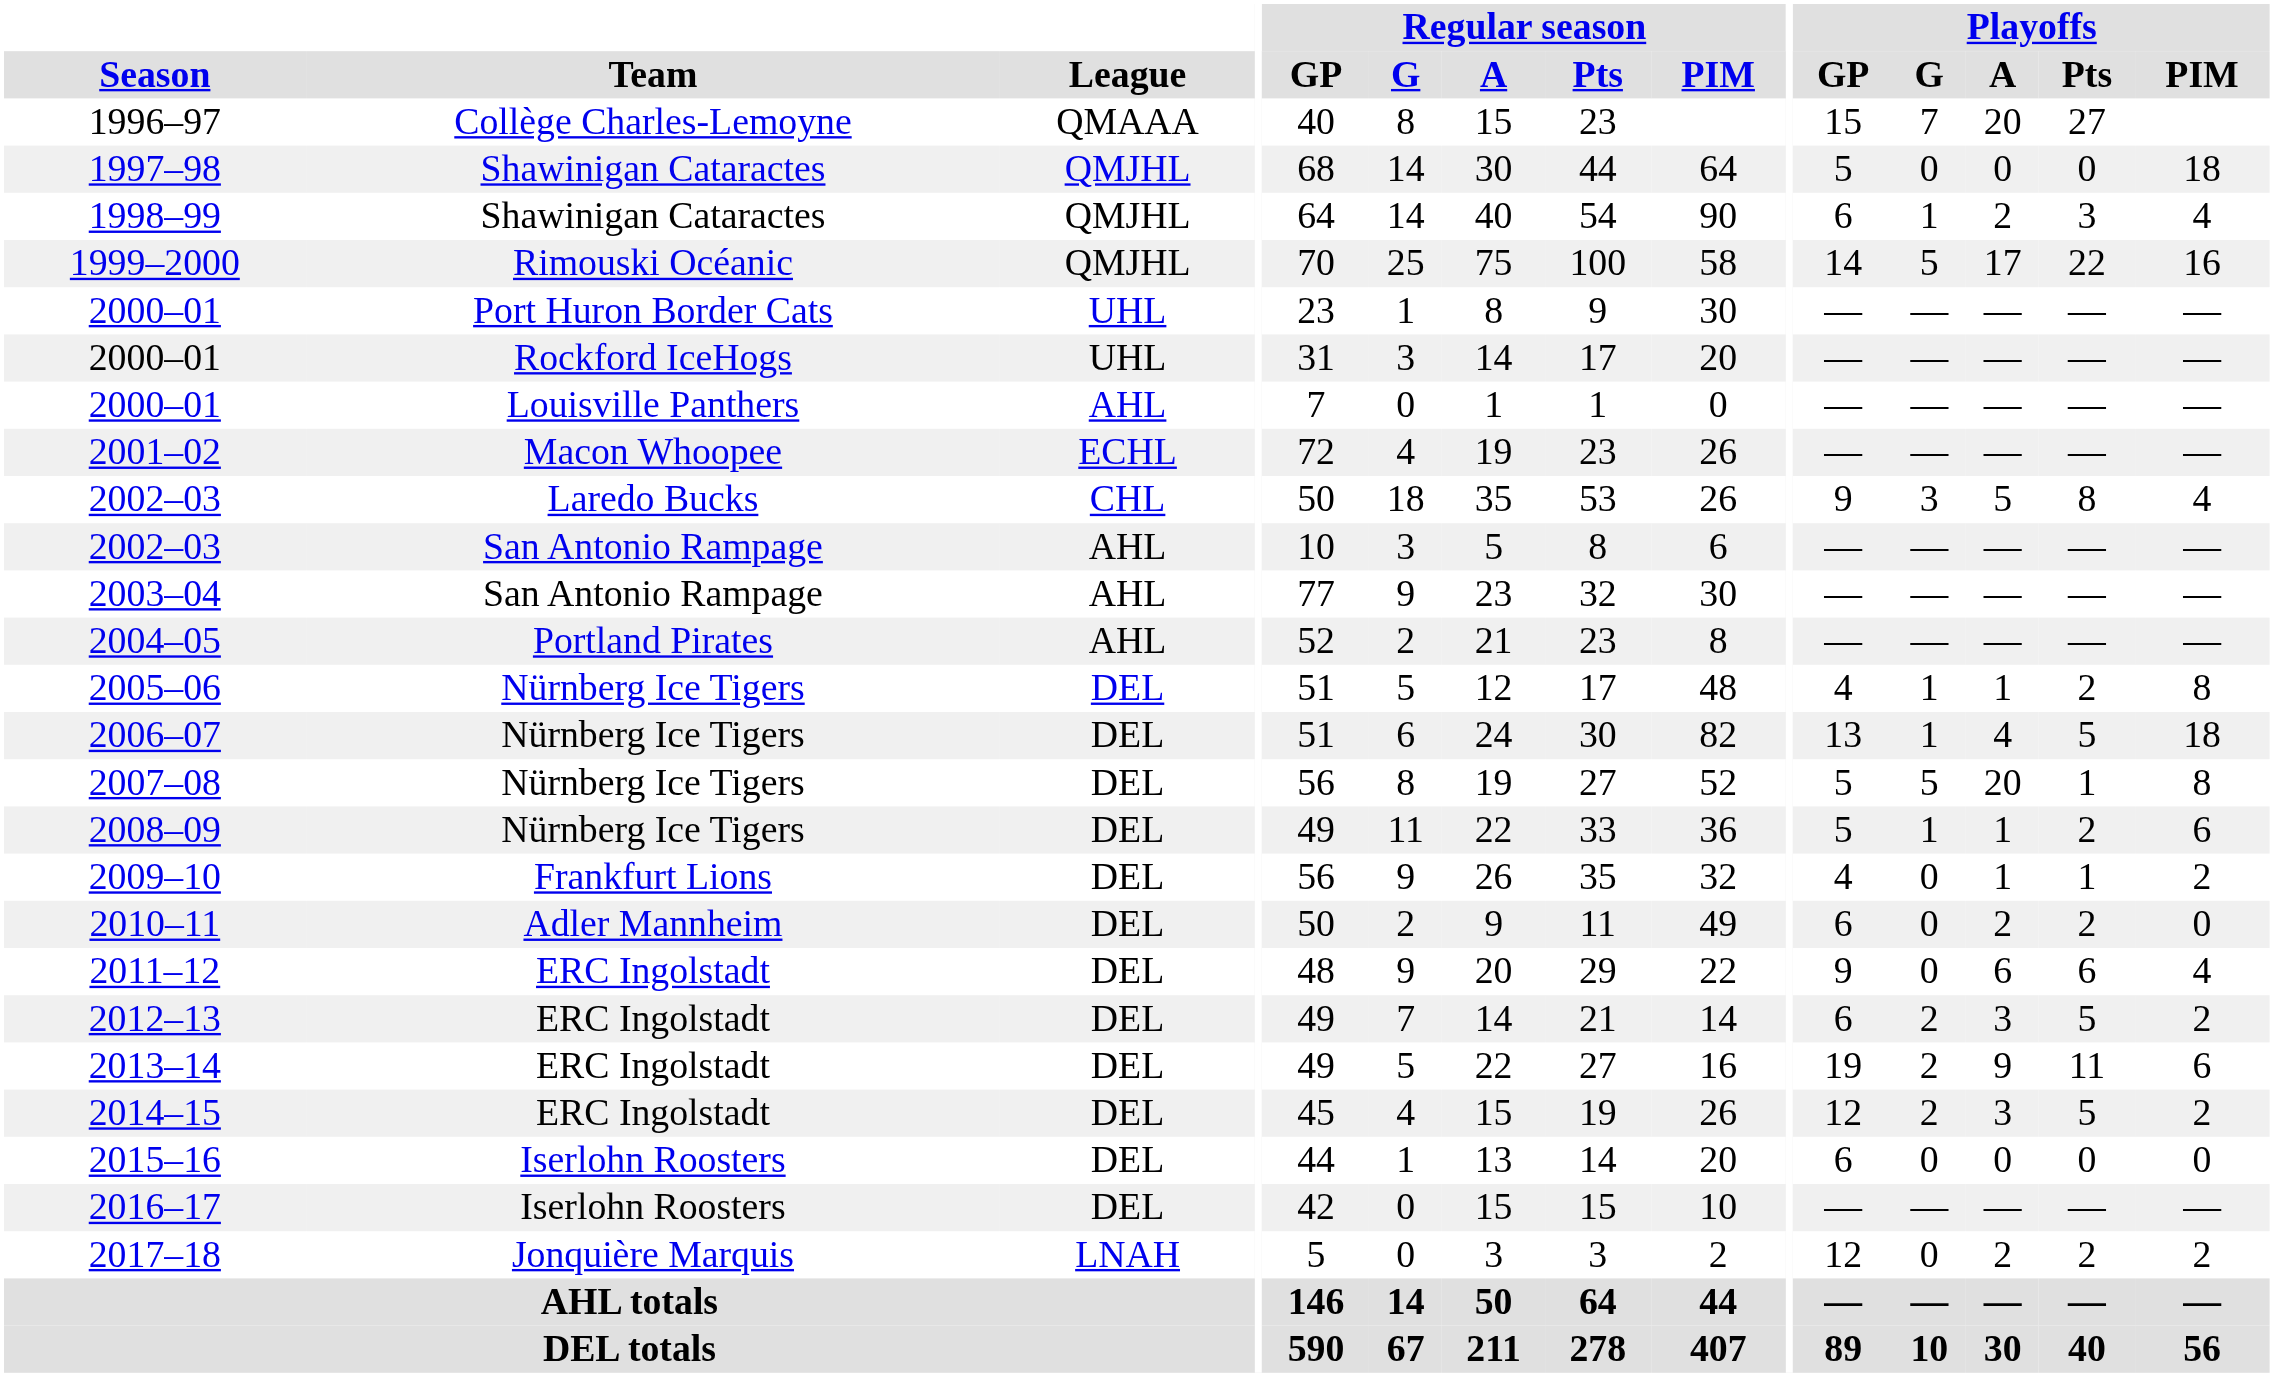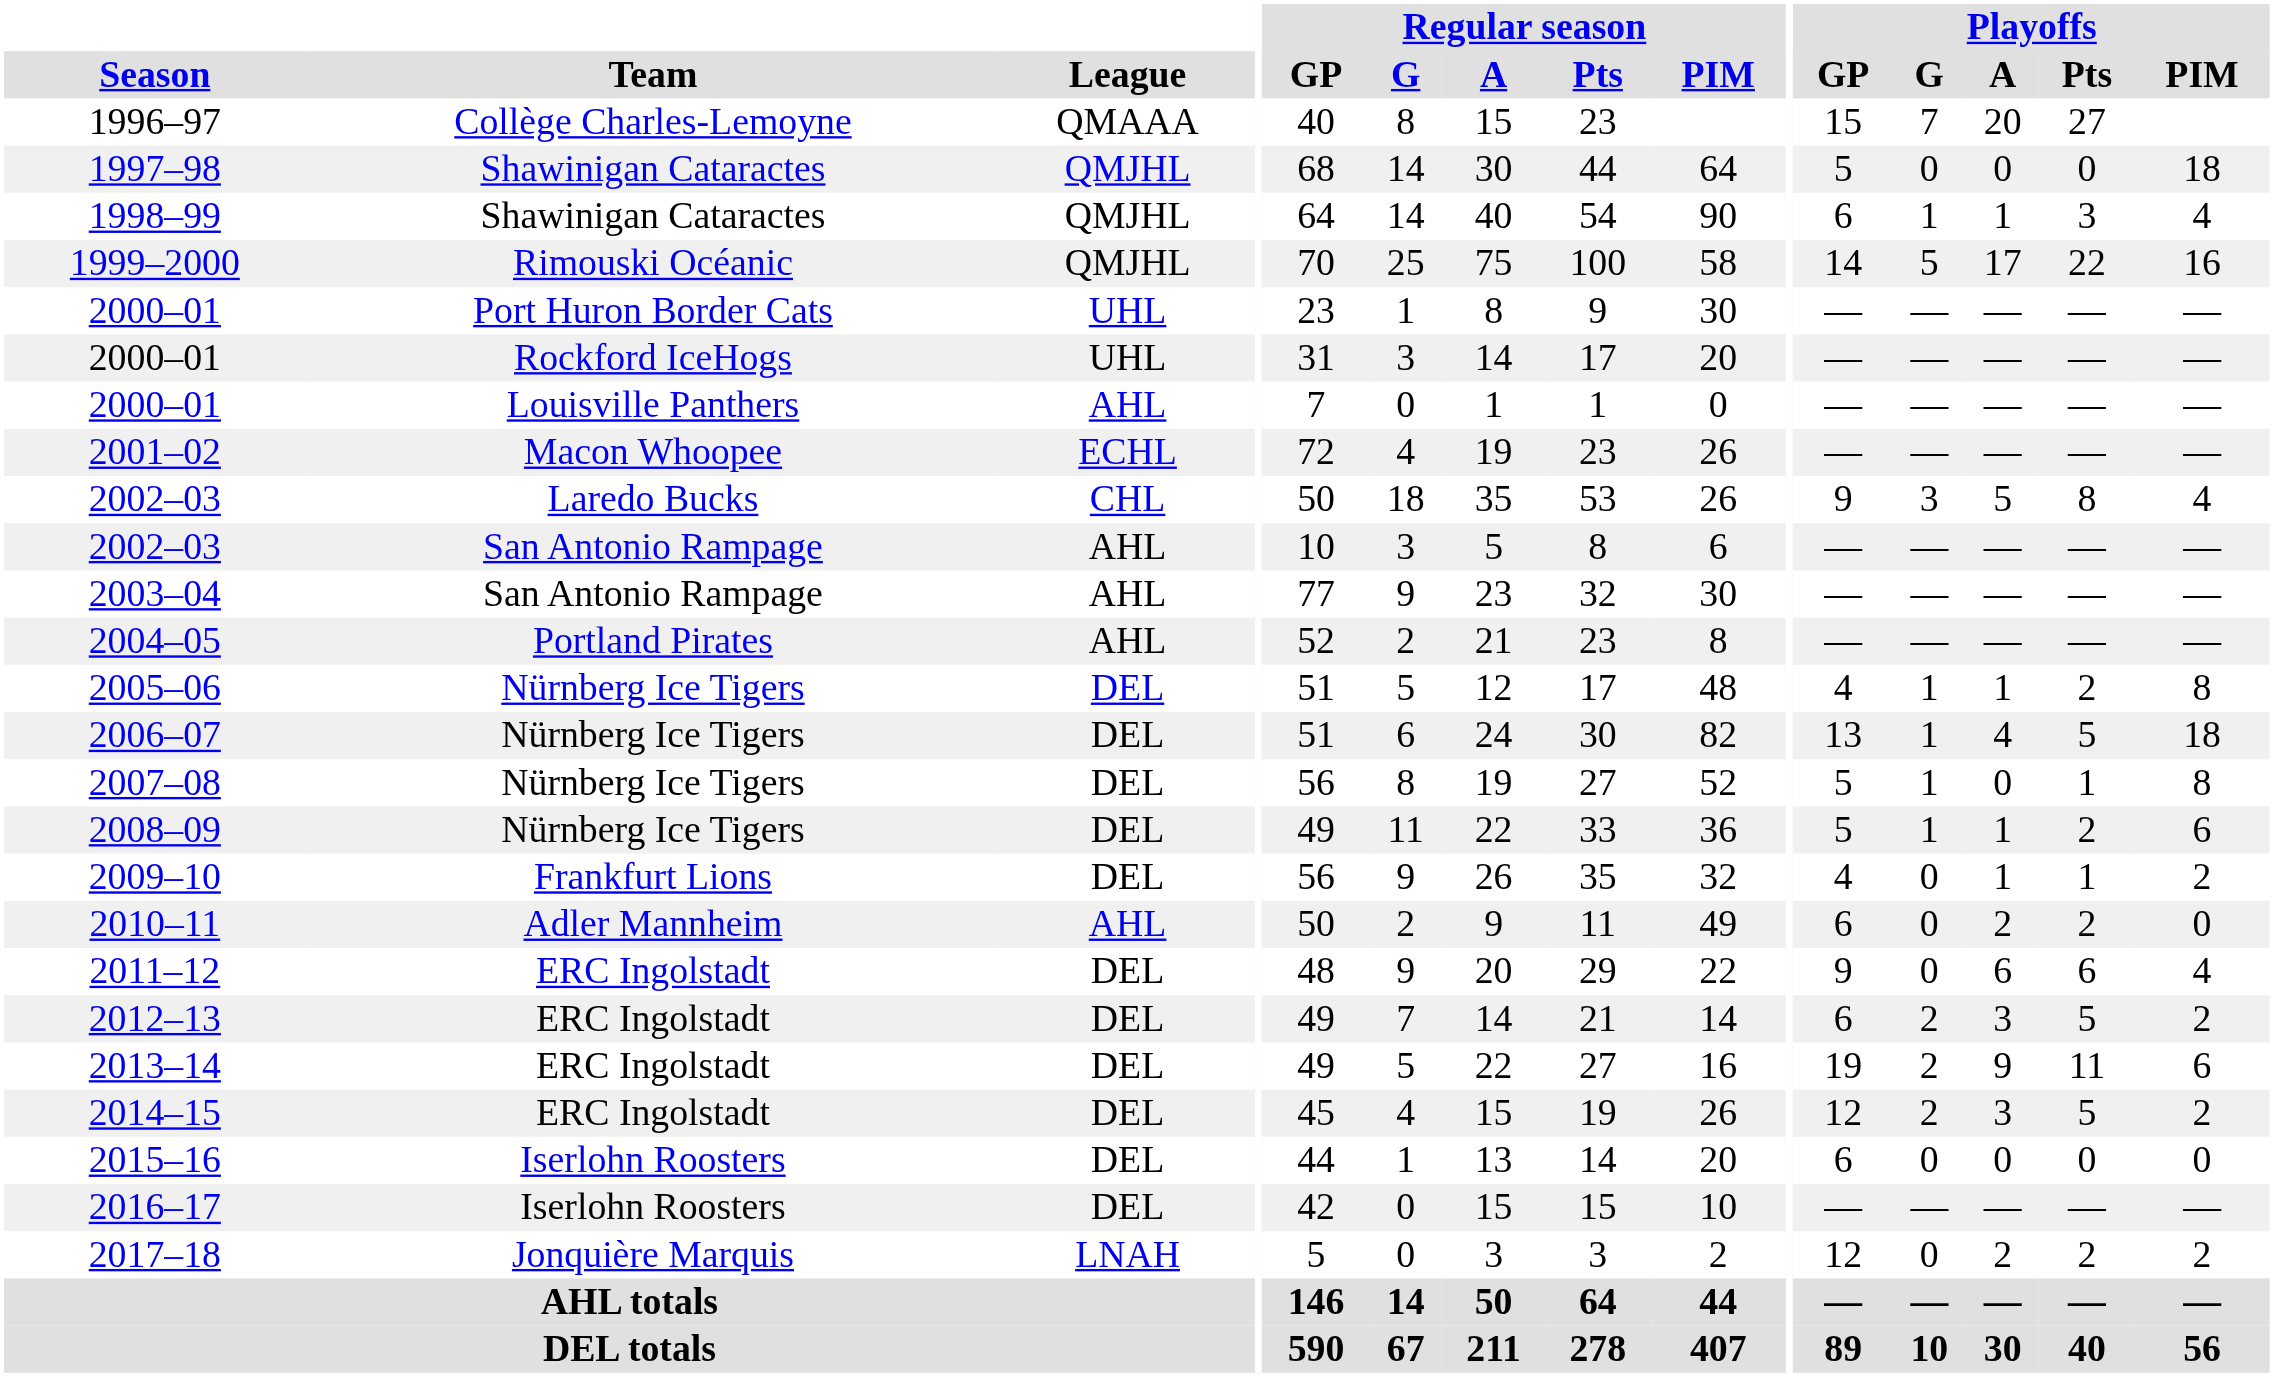(2003, 215) 2 -> (2003, 215) 1
(1929, 782) 5 -> (1929, 782) 1
(2003, 782) 20 -> (2003, 782) 0
(1128, 923) DEL -> (1128, 923) AHL
